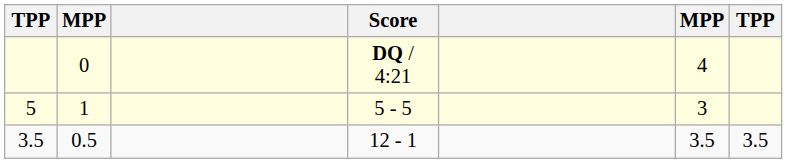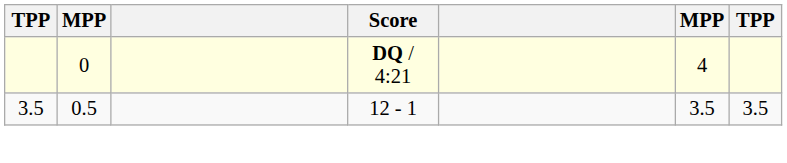- row: (31, 108)
